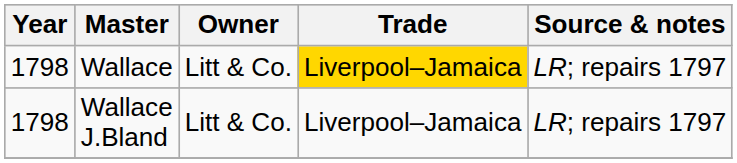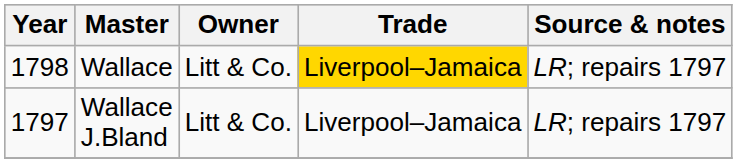(40, 122) 1798 -> (40, 122) 1797
